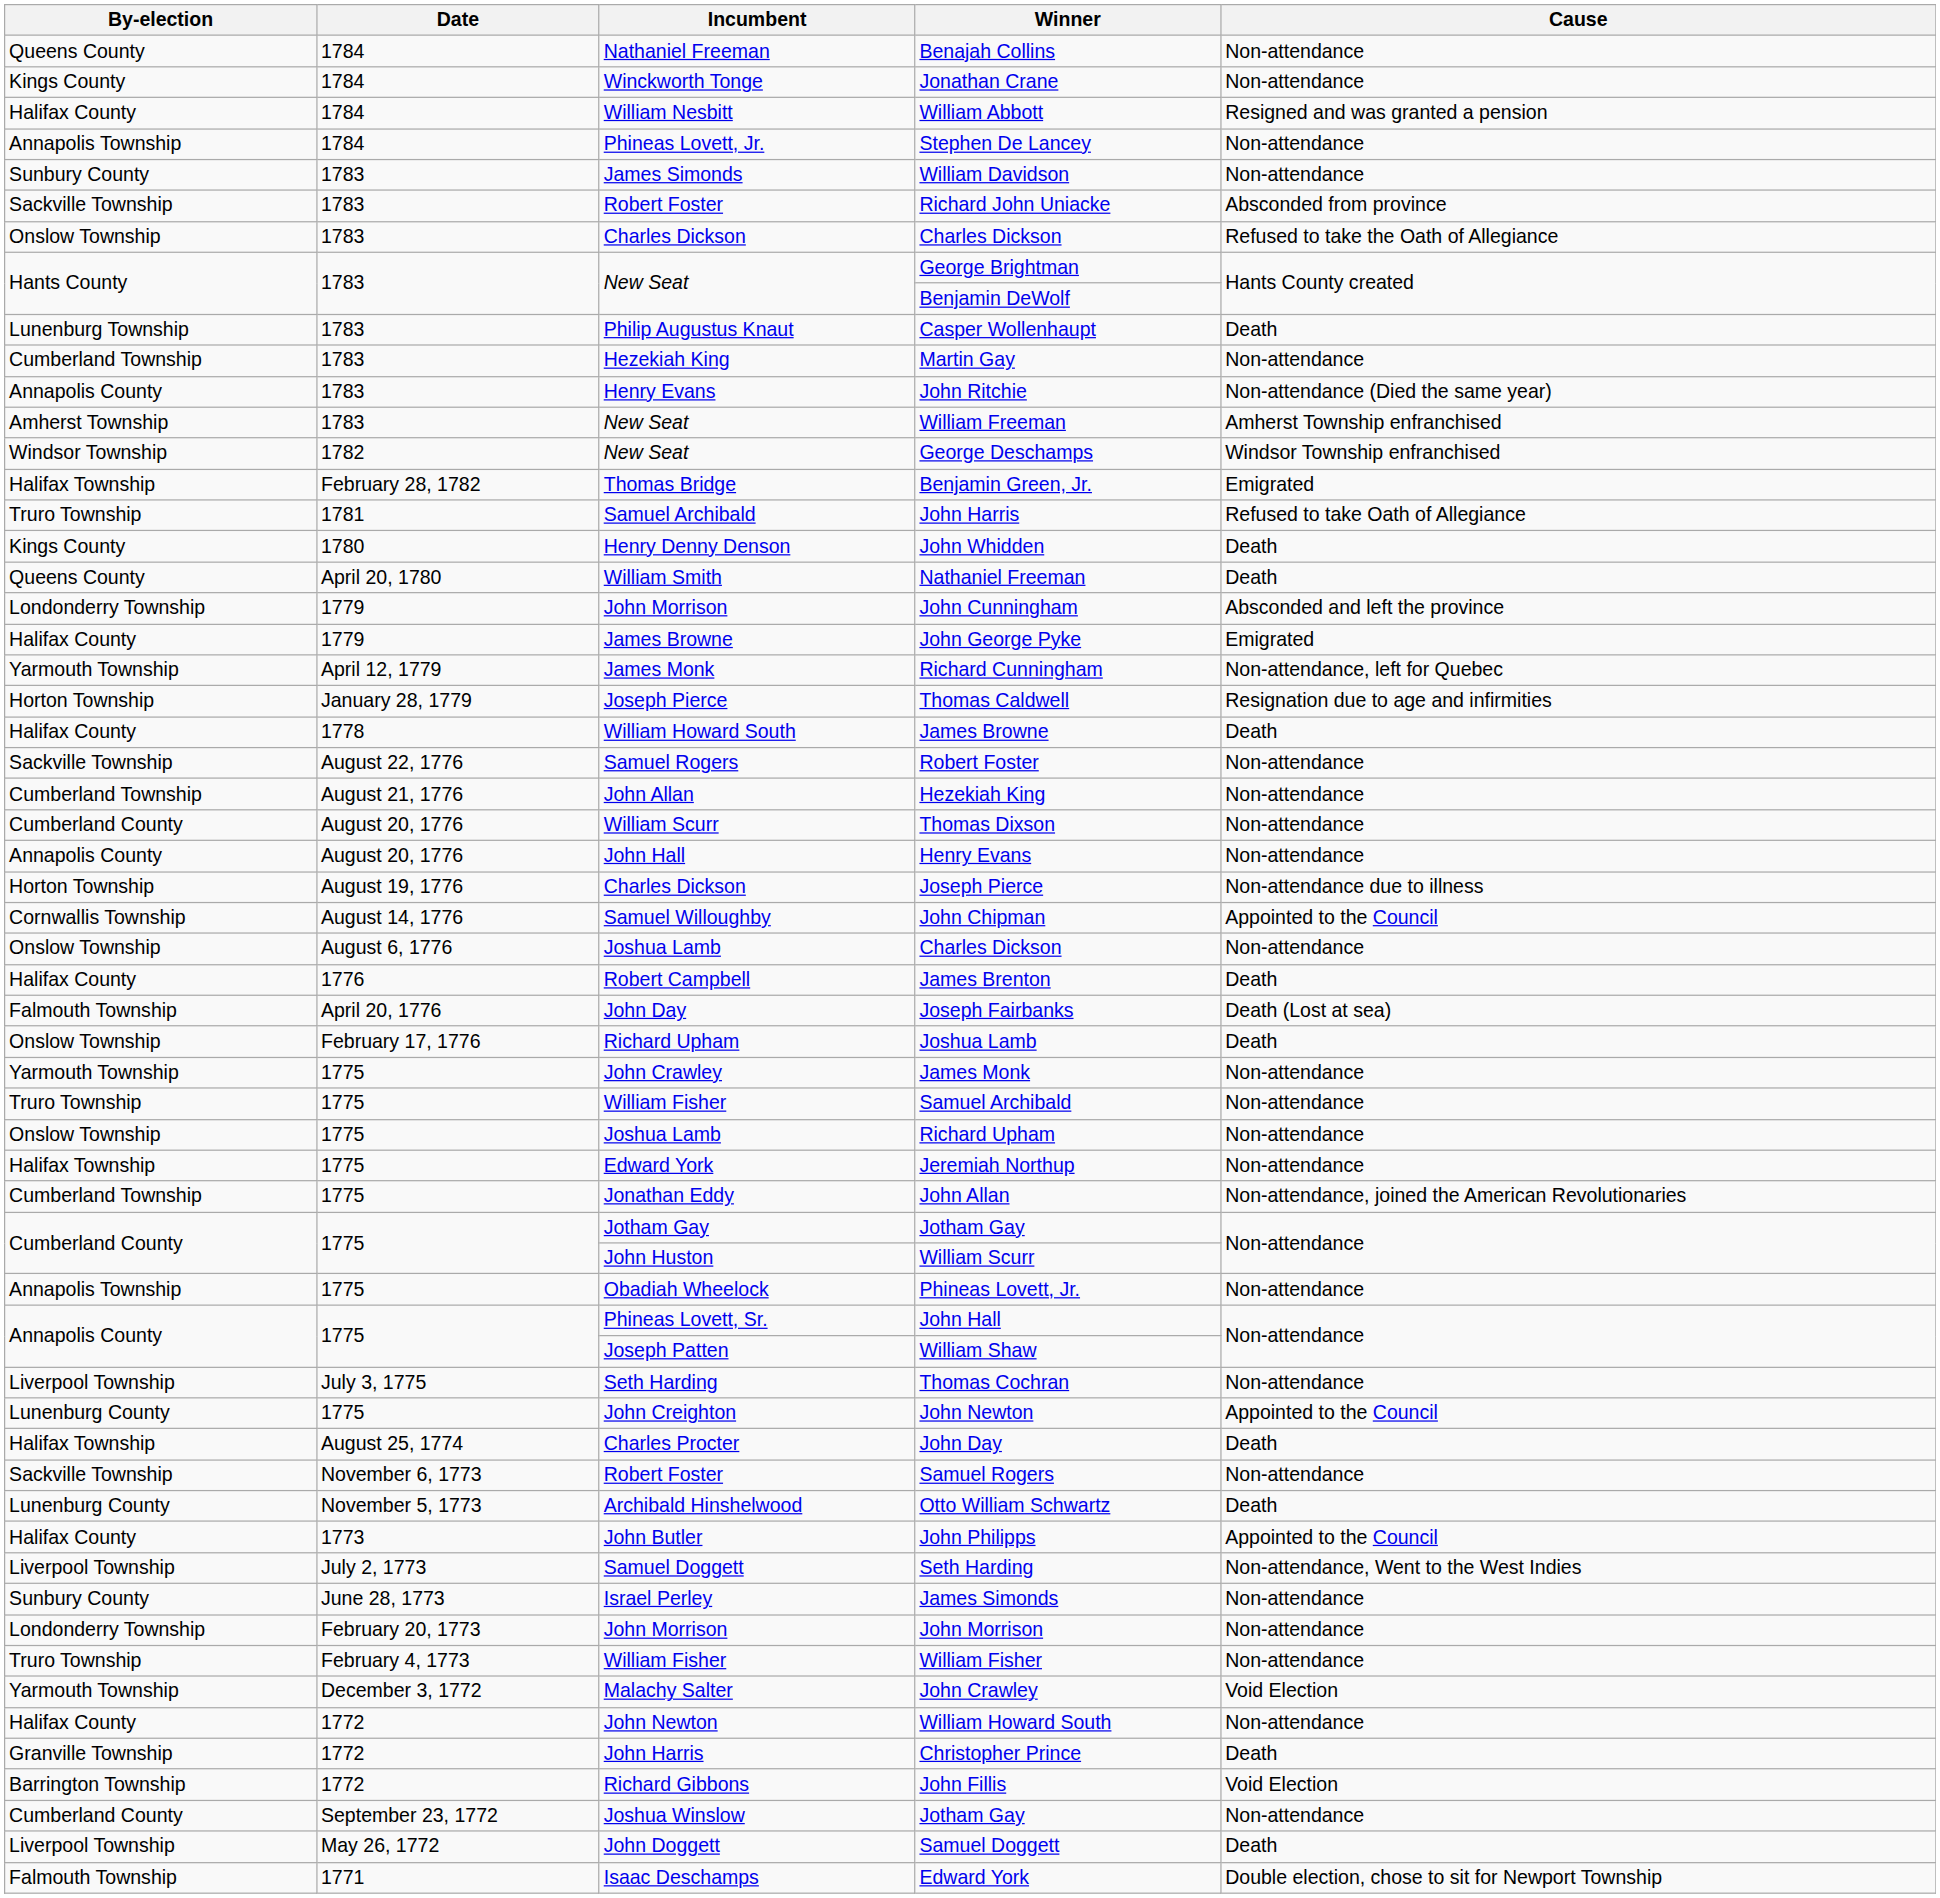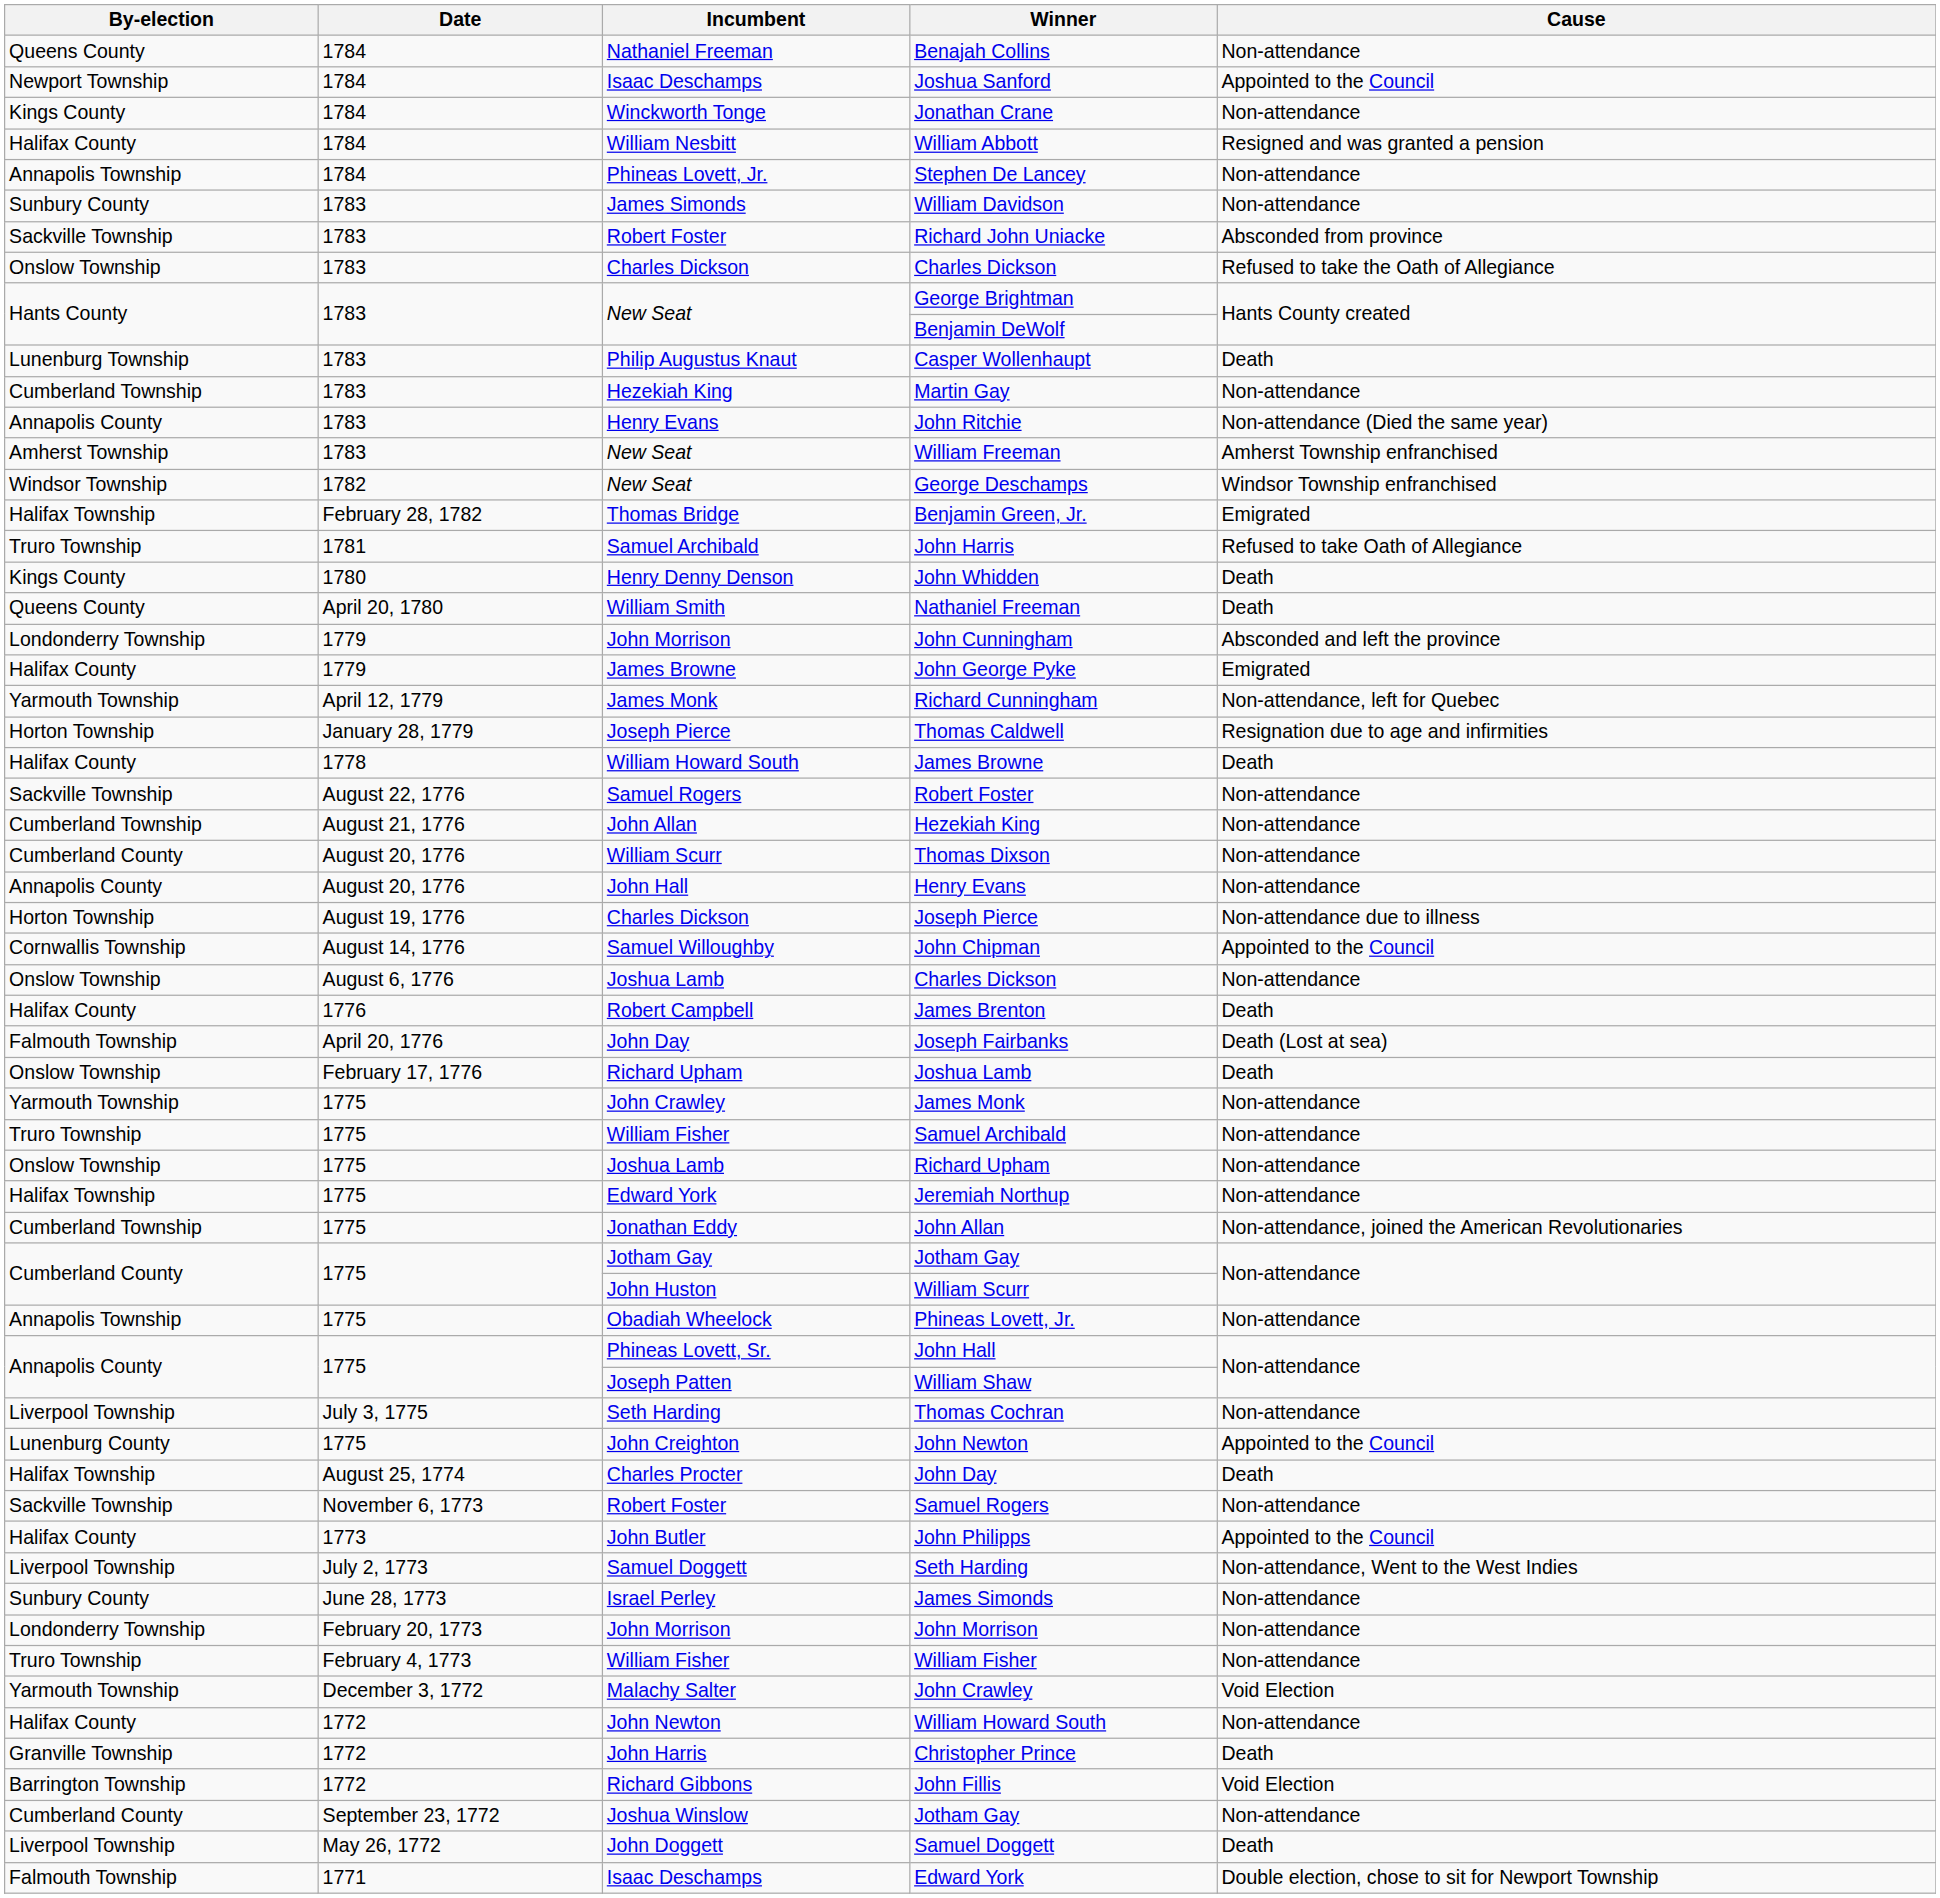+ row: (684, 81)
- row: (703, 1505)
